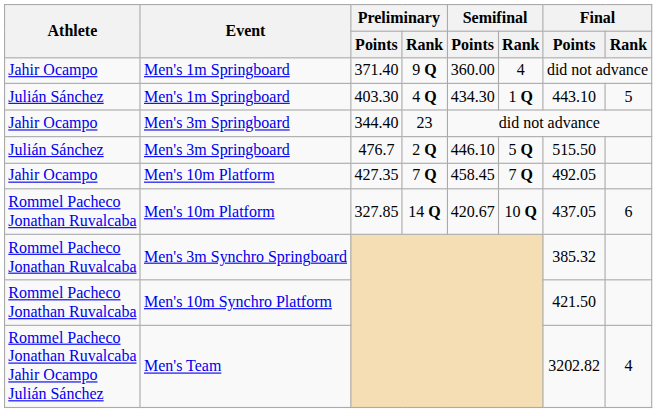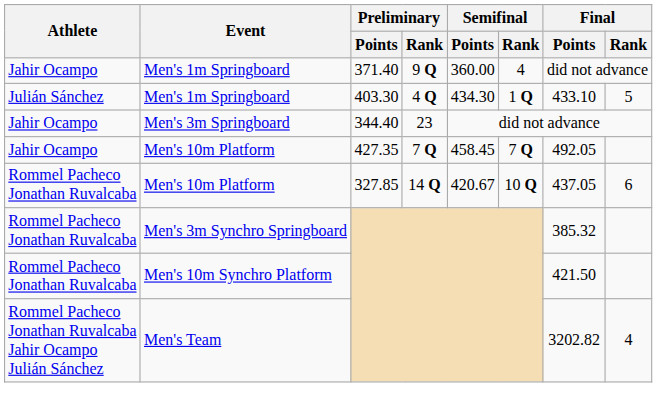(574, 97) 443.10 -> (574, 97) 433.10
- row: (217, 149)
